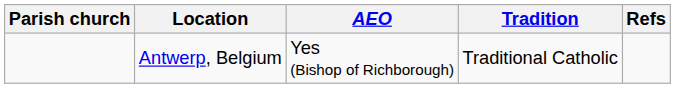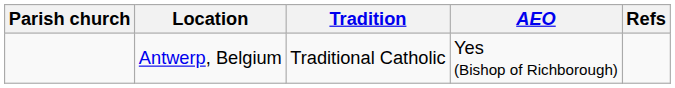columns swapped: (540, 18) <-> (372, 18)
